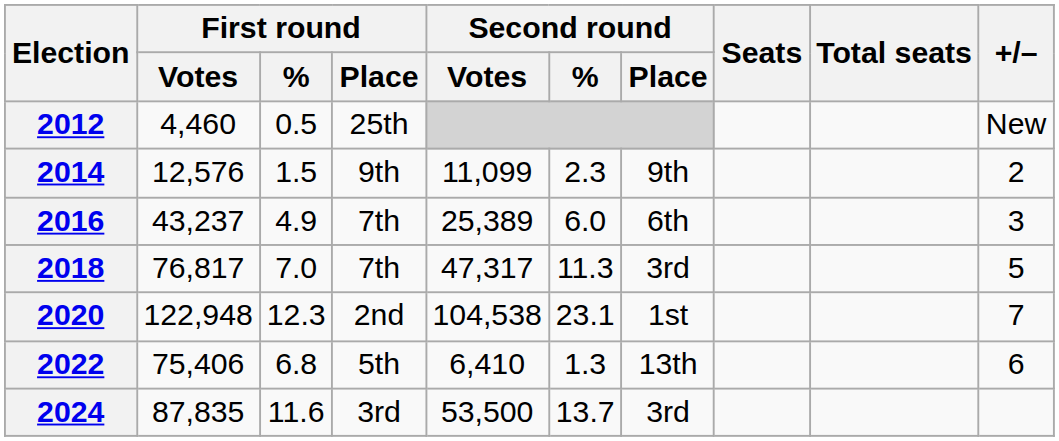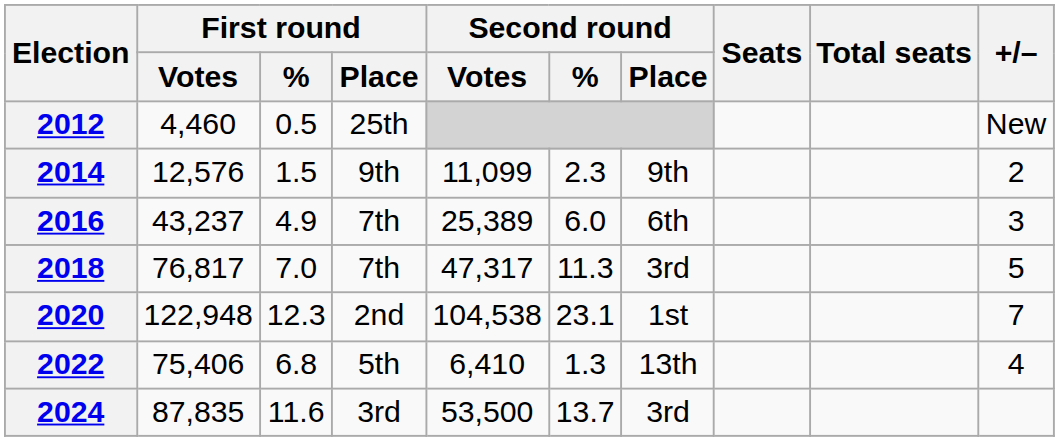(1016, 364) 6 -> (1016, 364) 4
